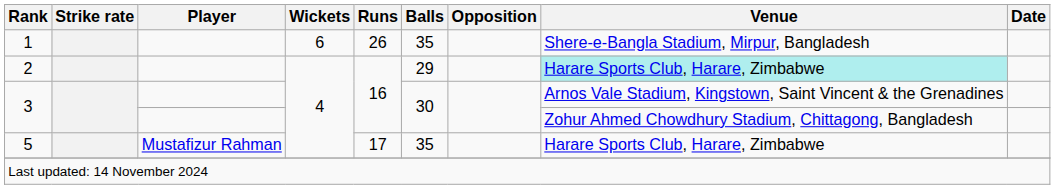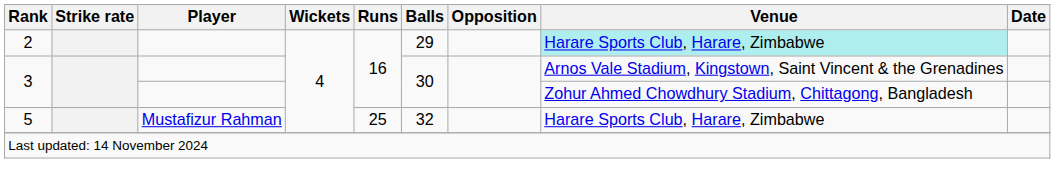- row: (28, 42)
(378, 145) 17 -> (378, 119) 25
(425, 145) 35 -> (425, 119) 32
